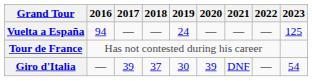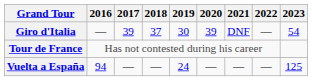rows swapped: (46, 66) <-> (46, 31)
